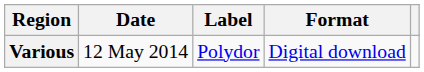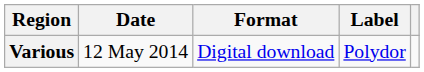columns swapped: (337, 20) <-> (228, 20)
